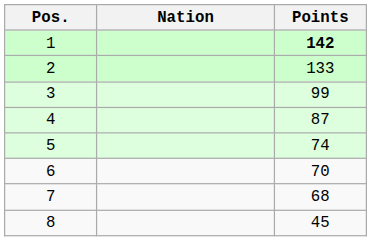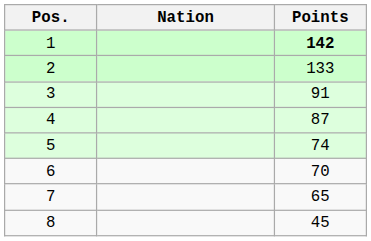(320, 94) 99 -> (320, 94) 91
(320, 197) 68 -> (320, 197) 65
